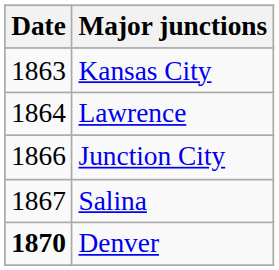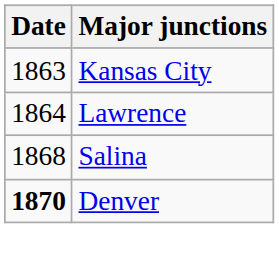- row: (152, 156)
(39, 200) 1867 -> (39, 156) 1868
